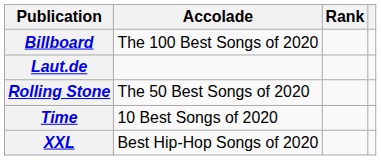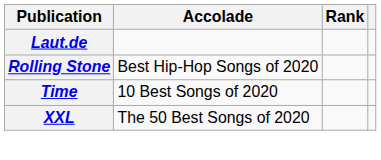- row: (59, 42)
(214, 92) The 50 Best Songs of 2020 -> (218, 67) Best Hip-Hop Songs of 2020
(218, 142) Best Hip-Hop Songs of 2020 -> (214, 117) The 50 Best Songs of 2020
